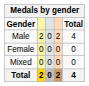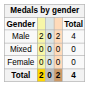(50, 37) normal -> (50, 37) bold
rows swapped: (21, 49) <-> (21, 62)
